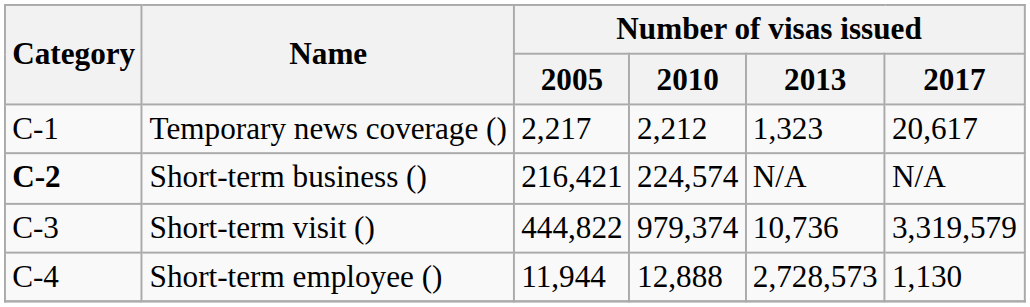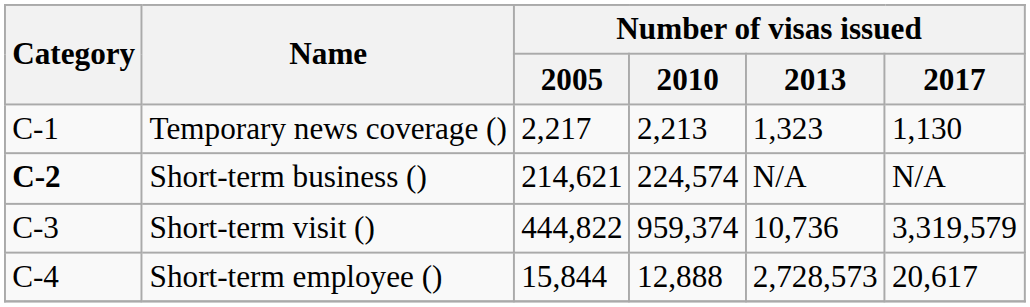(672, 128) 2,212 -> (672, 128) 2,213
(935, 128) 20,617 -> (927, 128) 1,130
(572, 177) 216,421 -> (572, 177) 214,621
(688, 227) 979,374 -> (688, 227) 959,374
(564, 276) 11,944 -> (564, 276) 15,844
(927, 276) 1,130 -> (935, 276) 20,617
